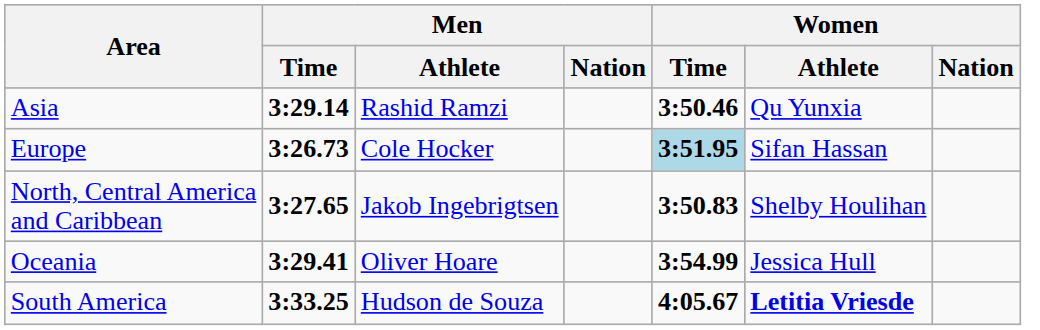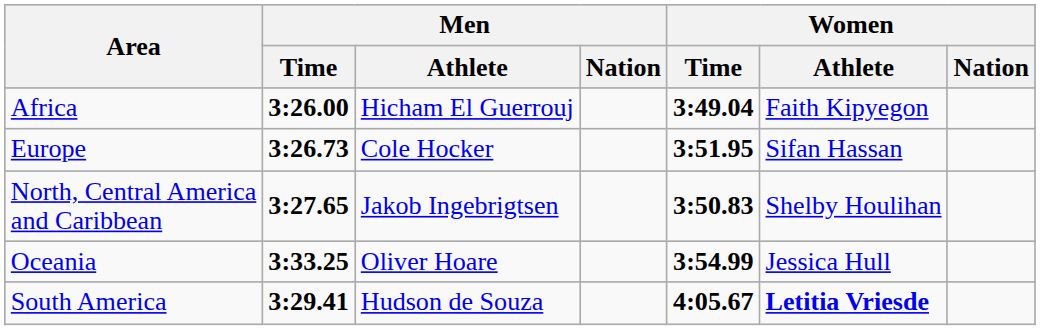+ row: (44, 107)
- row: (35, 107)
(698, 149) lightblue background -> (713, 149) no background
(309, 261) 3:29.41 -> (309, 261) 3:33.25
(309, 302) 3:33.25 -> (309, 302) 3:29.41
